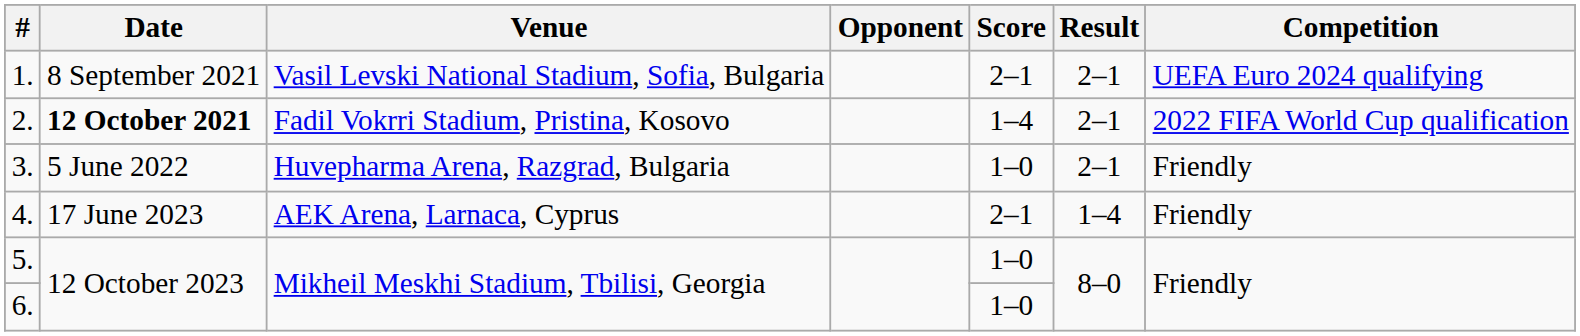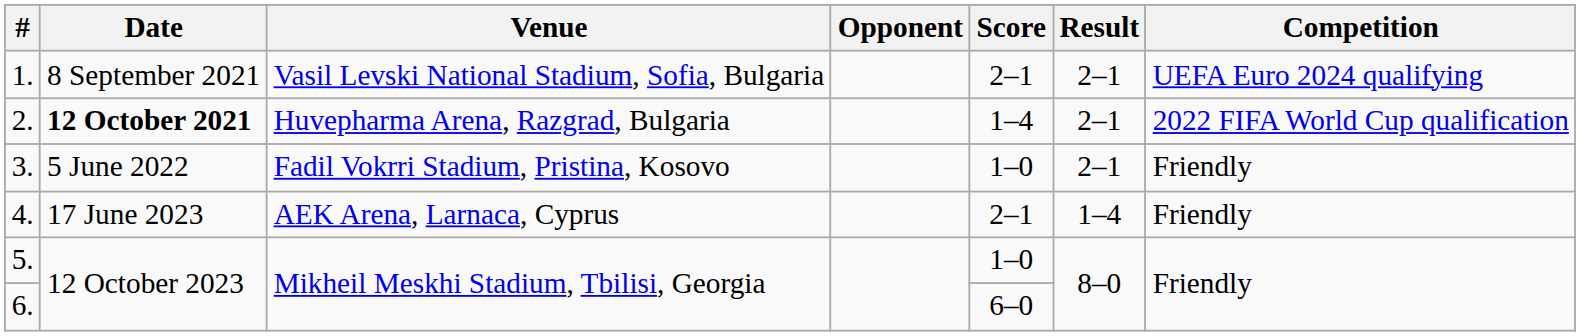(502, 120) Fadil Vokrri Stadium, Pristina, Kosovo -> (502, 120) Huvepharma Arena, Razgrad, Bulgaria
(502, 167) Huvepharma Arena, Razgrad, Bulgaria -> (502, 167) Fadil Vokrri Stadium, Pristina, Kosovo
(1011, 306) 1–0 -> (1011, 306) 6–0
